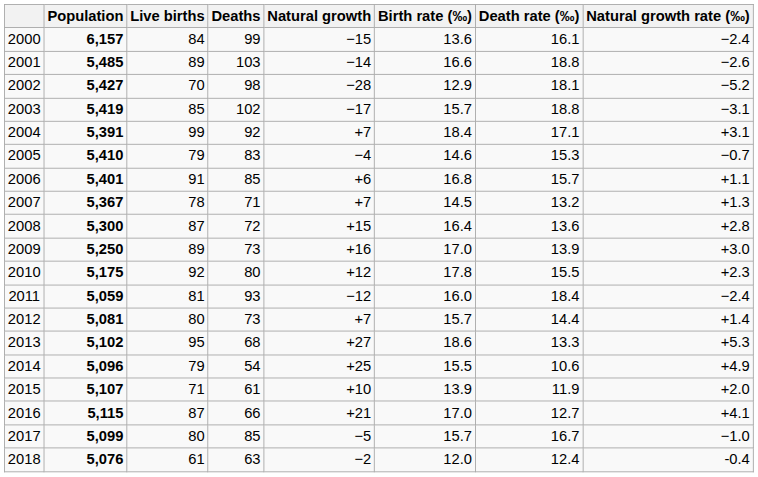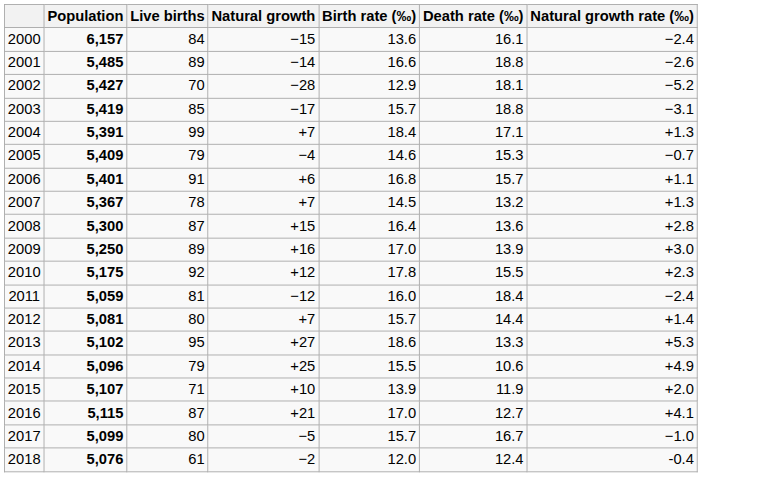- column: (236, 16)
(735, 132) +3.1 -> (679, 132) +1.3
(105, 156) 5,410 -> (105, 156) 5,409
